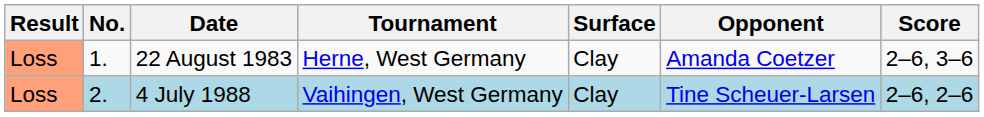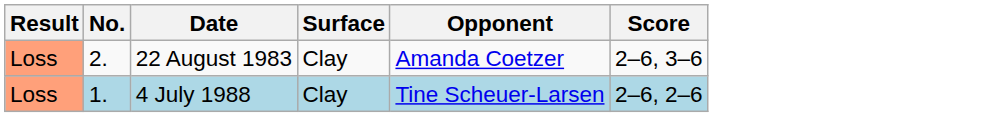- column: (433, 23)
(99, 58) 1. -> (99, 58) 2.
(99, 94) 2. -> (99, 94) 1.
